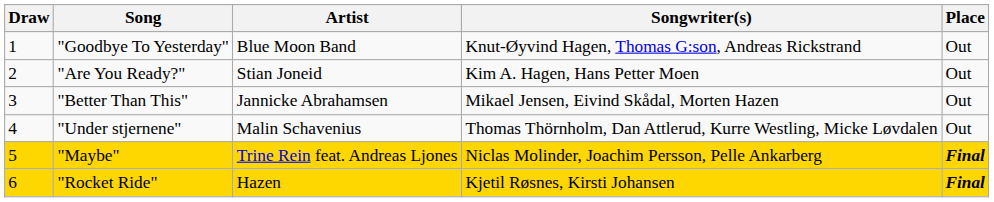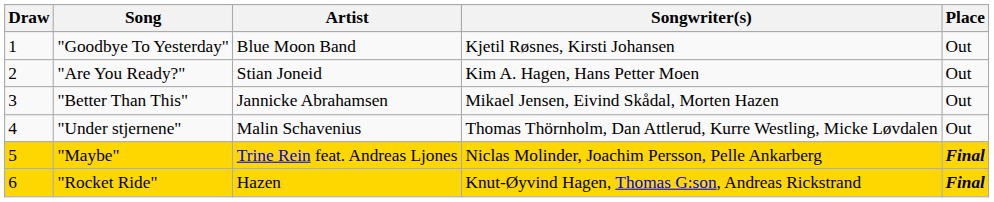(663, 45) Knut-Øyvind Hagen, Thomas G:son, Andreas Rickstrand -> (570, 45) Kjetil Røsnes, Kirsti Johansen
(570, 182) Kjetil Røsnes, Kirsti Johansen -> (663, 182) Knut-Øyvind Hagen, Thomas G:son, Andreas Rickstrand
